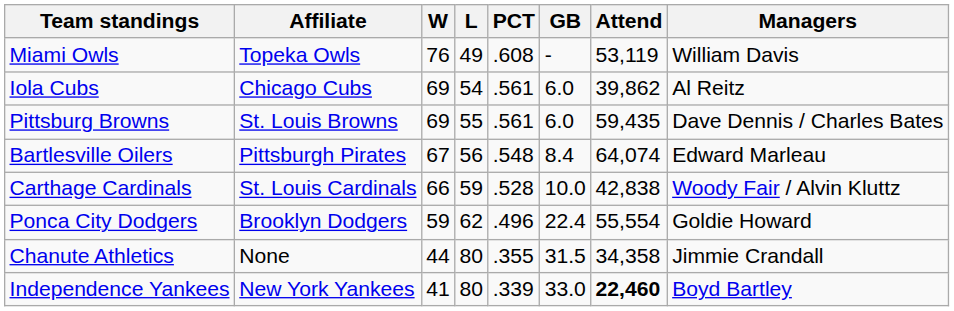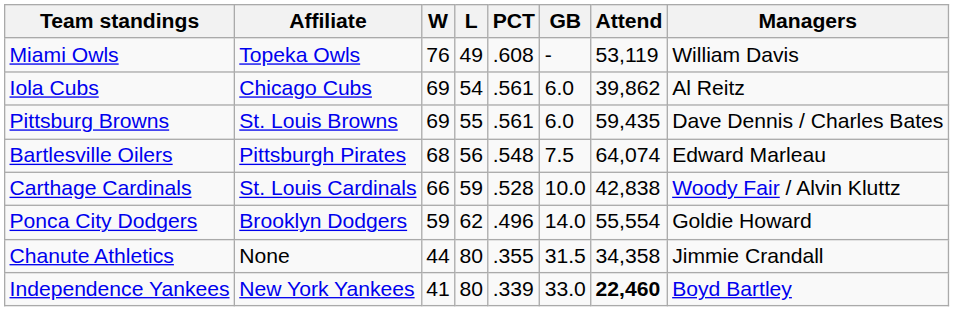(438, 155) 67 -> (438, 155) 68
(559, 155) 8.4 -> (559, 155) 7.5
(565, 222) 22.4 -> (565, 222) 14.0
